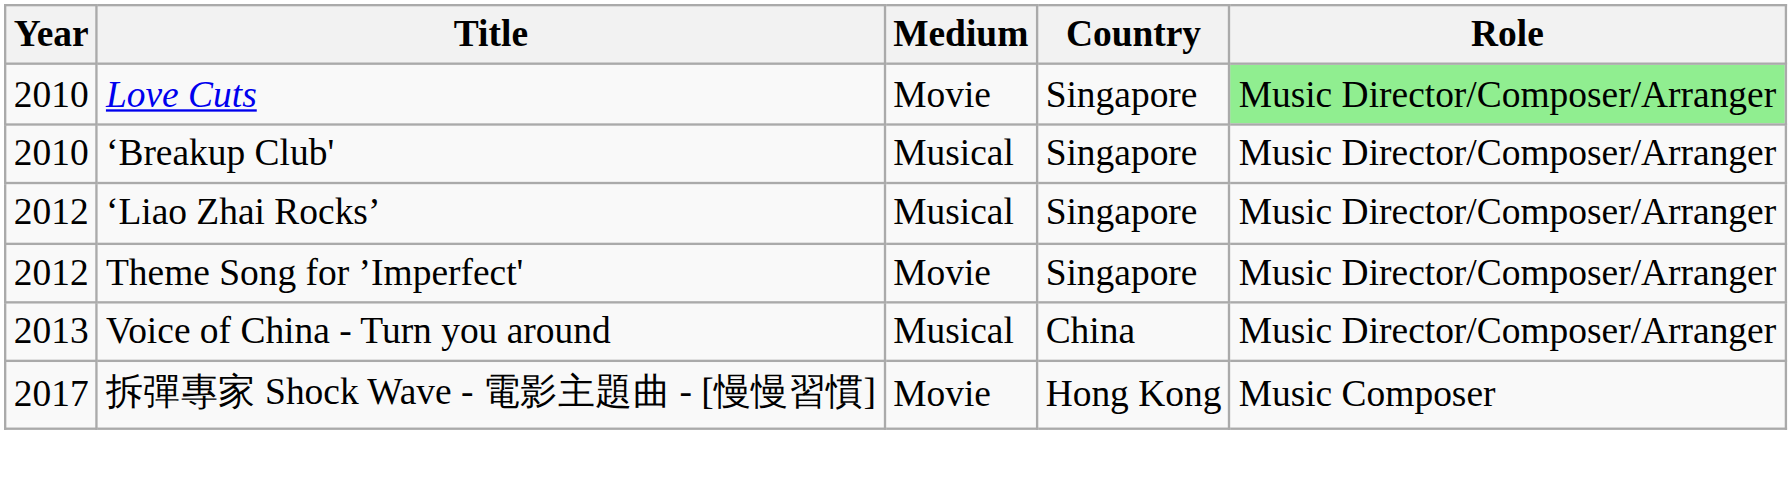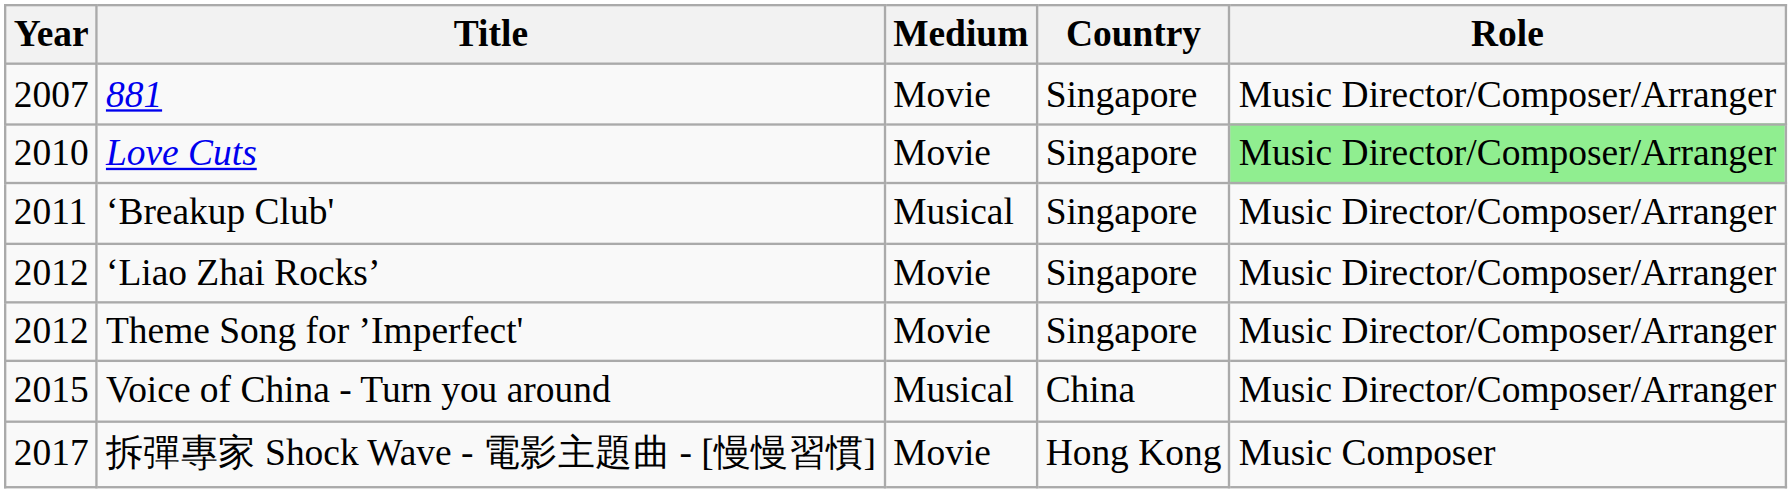+ row: (134, 93)
(51, 152) 2010 -> (51, 212) 2011
(953, 212) Musical -> (942, 271) Movie
(51, 331) 2013 -> (51, 390) 2015
